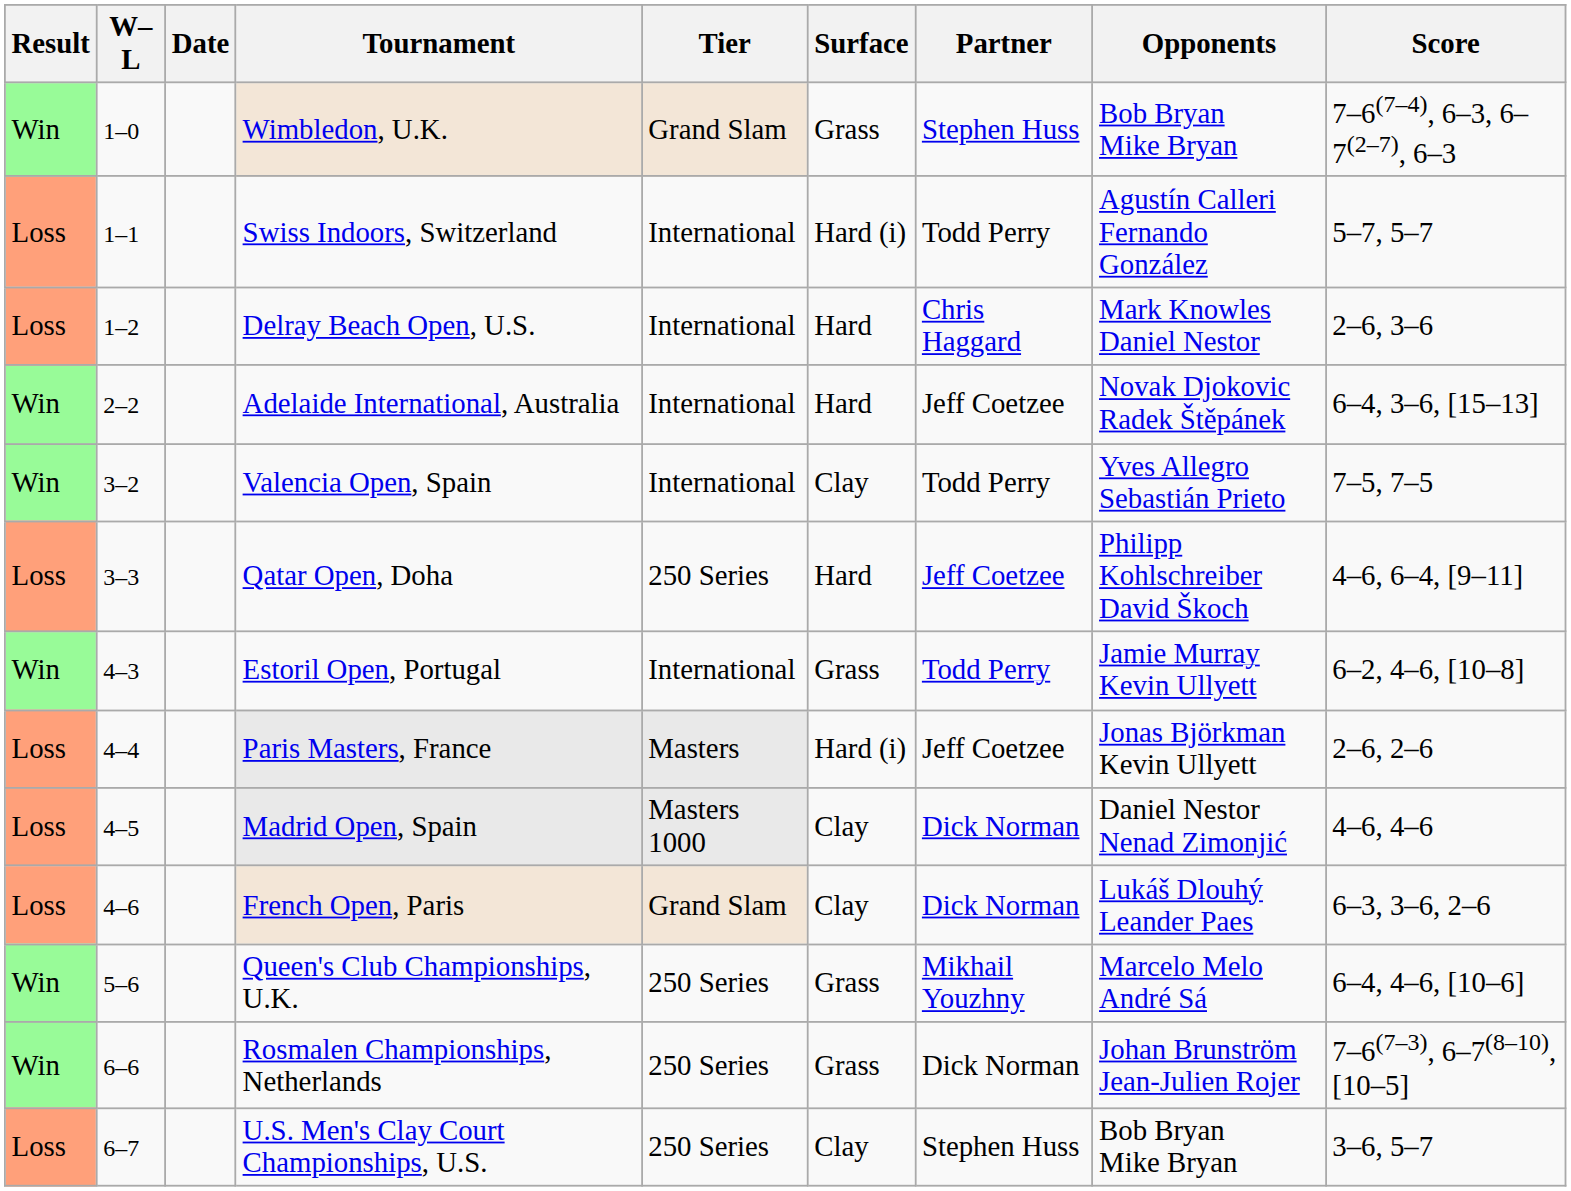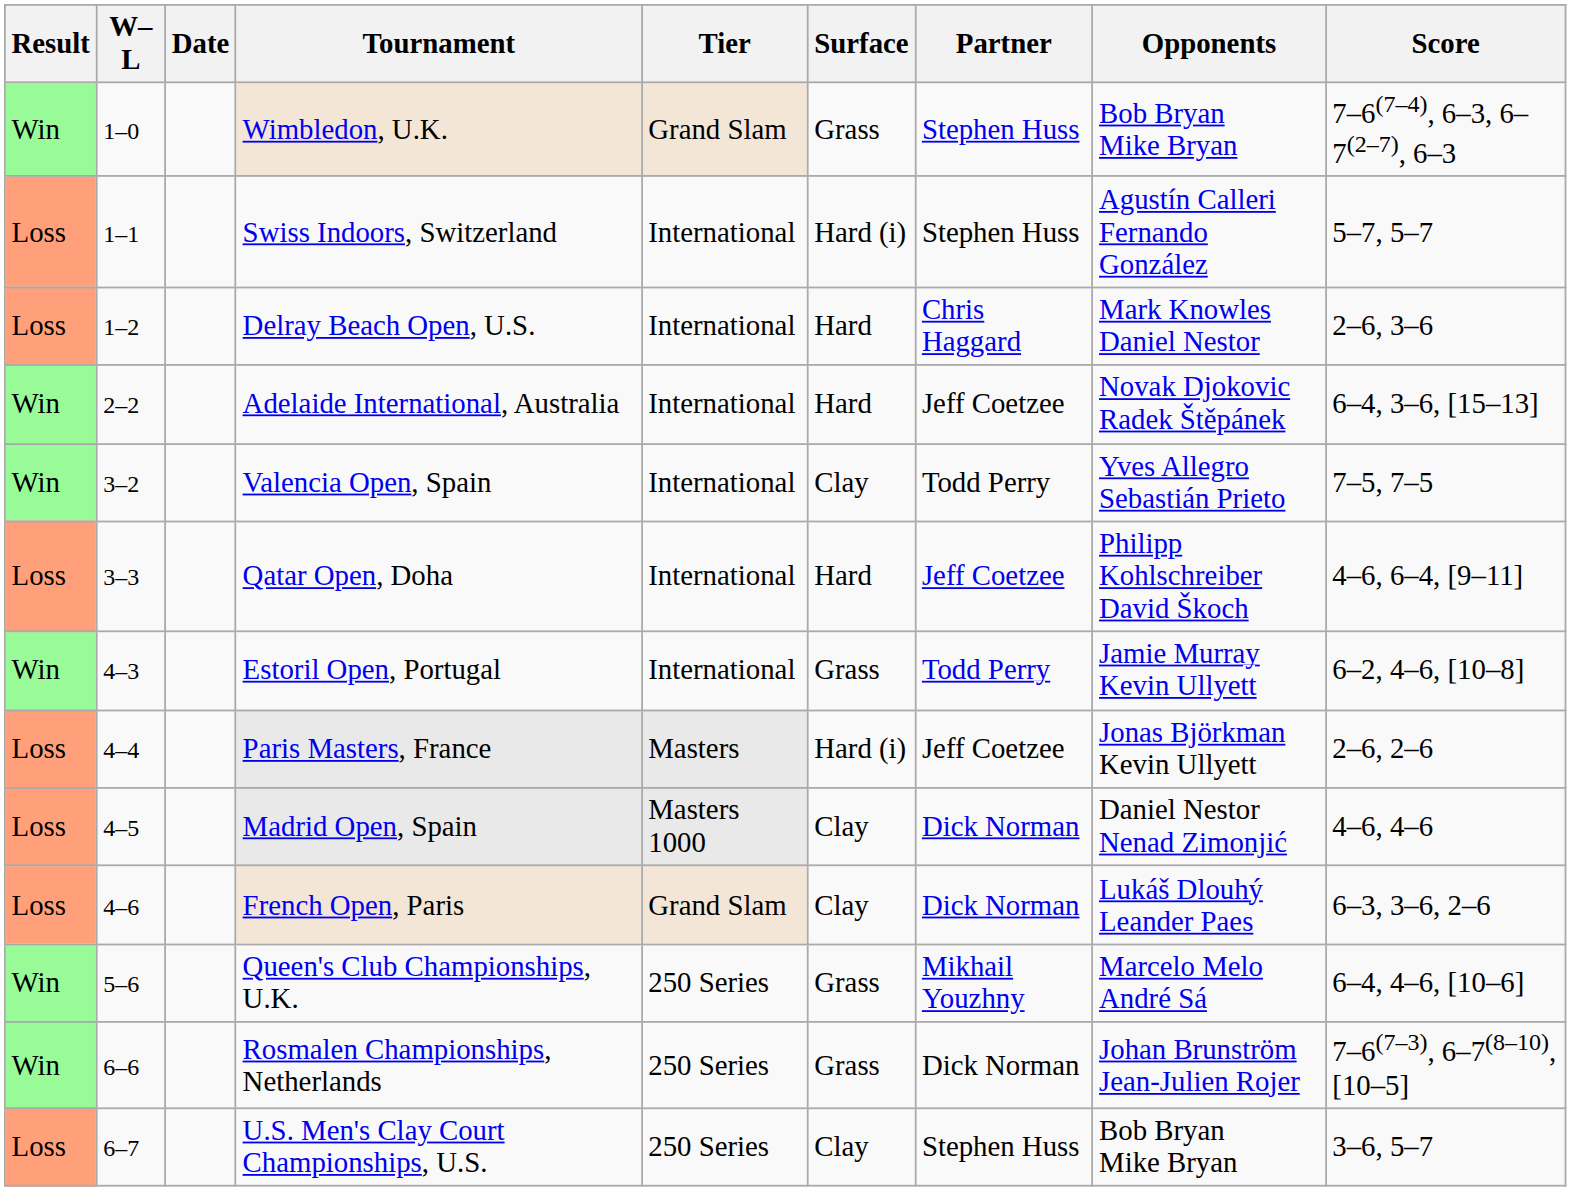(986, 231) Todd Perry -> (1001, 231) Stephen Huss
(709, 576) 250 Series -> (722, 576) International
